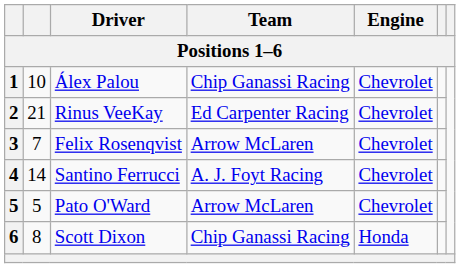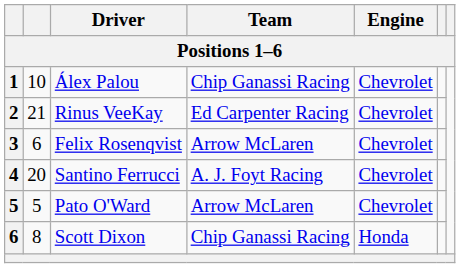(37, 144) 7 -> (37, 144) 6
(37, 175) 14 -> (37, 175) 20
